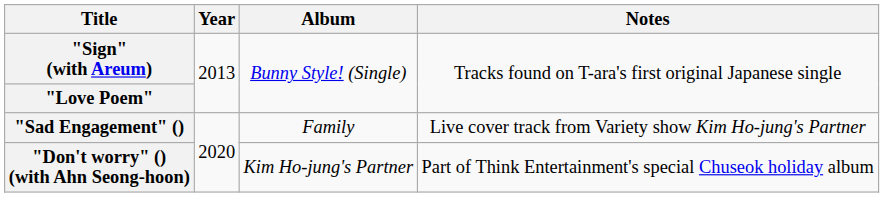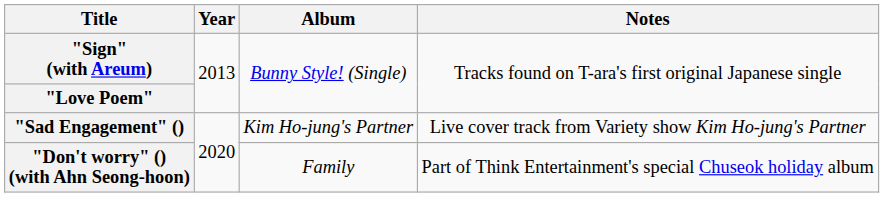(328, 127) Family -> (328, 127) Kim Ho-jung's Partner
(328, 166) Kim Ho-jung's Partner -> (328, 166) Family
